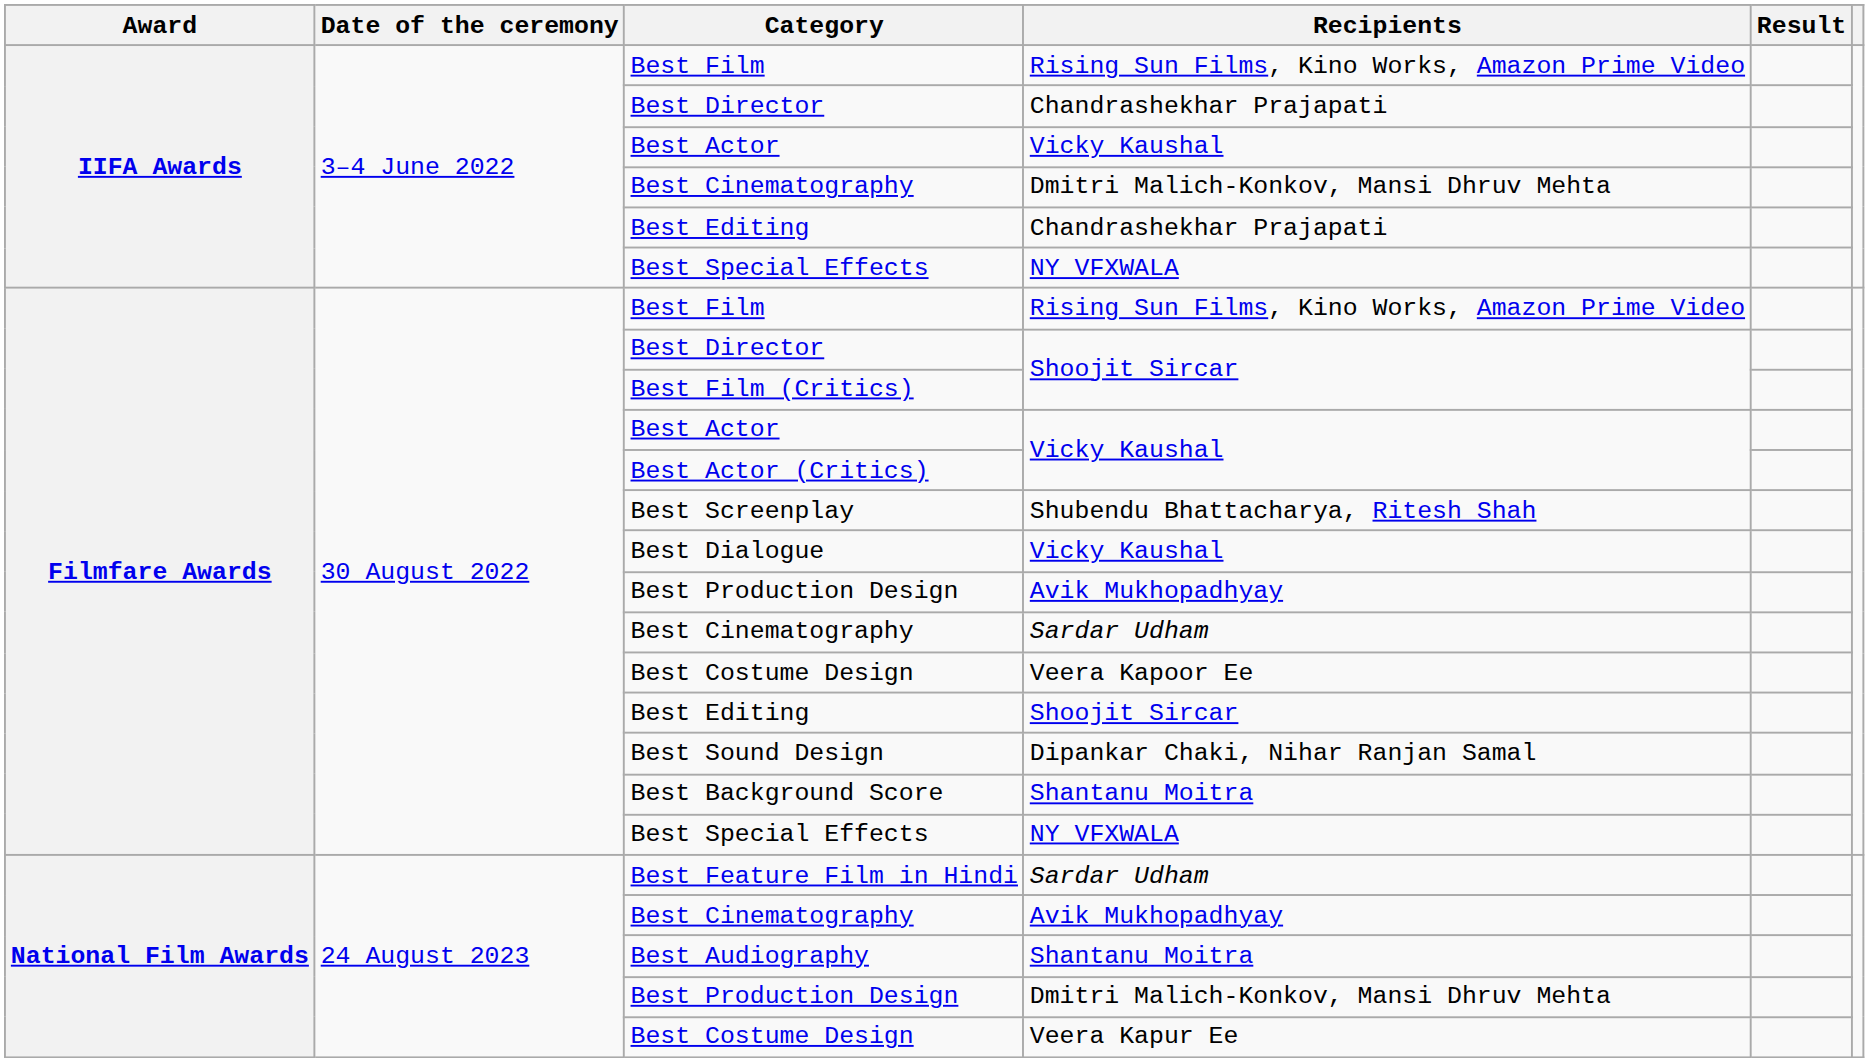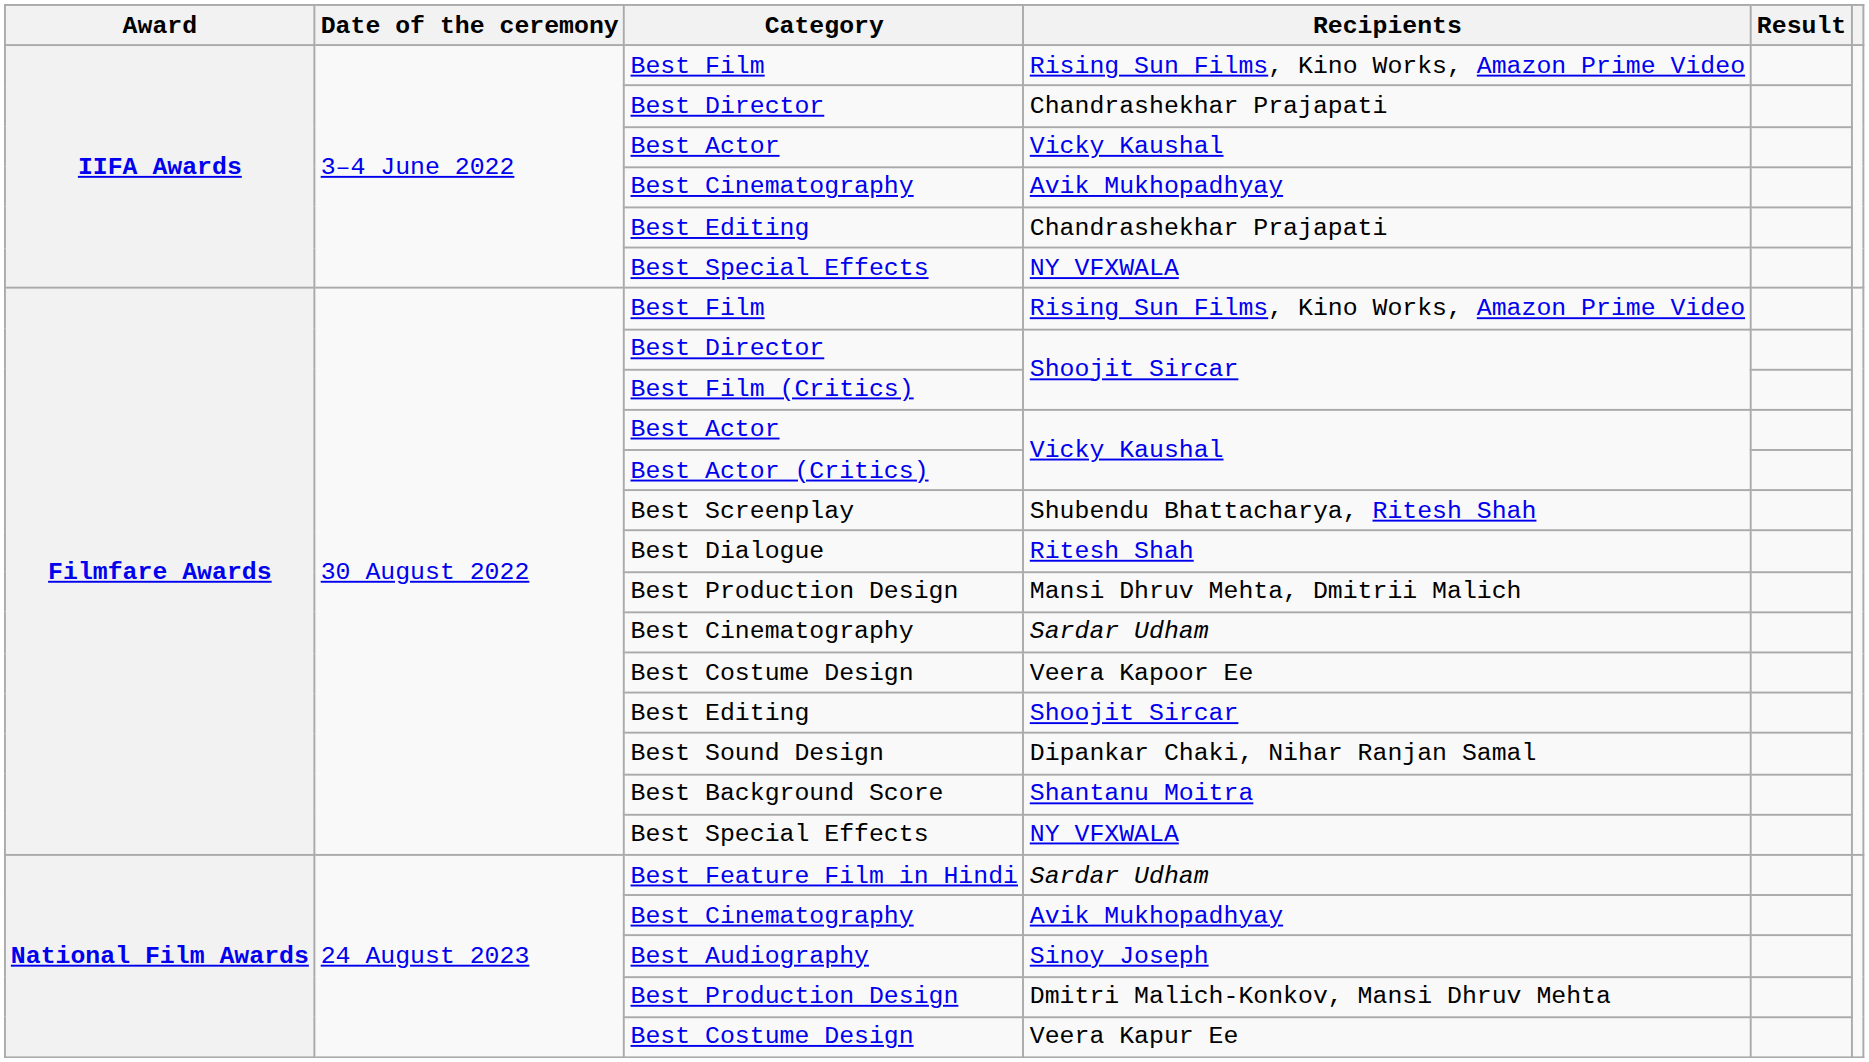(1320, 187) Dmitri Malich-Konkov, Mansi Dhruv Mehta -> (1156, 187) Avik Mukhopadhyay
(1127, 551) Vicky Kaushal -> (1112, 551) Ritesh Shah
(1156, 592) Avik Mukhopadhyay -> (1276, 592) Mansi Dhruv Mehta, Dmitrii Malich
(1142, 956) Shantanu Moitra -> (1119, 956) Sinoy Joseph
